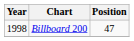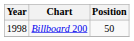(109, 28) 47 -> (109, 28) 50
